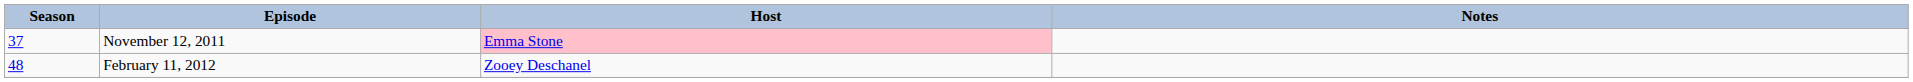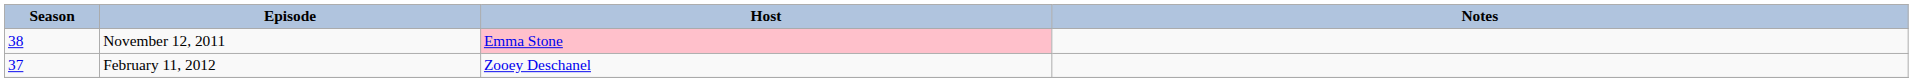(16, 41) 37 -> (16, 41) 38
(16, 65) 48 -> (16, 65) 37
